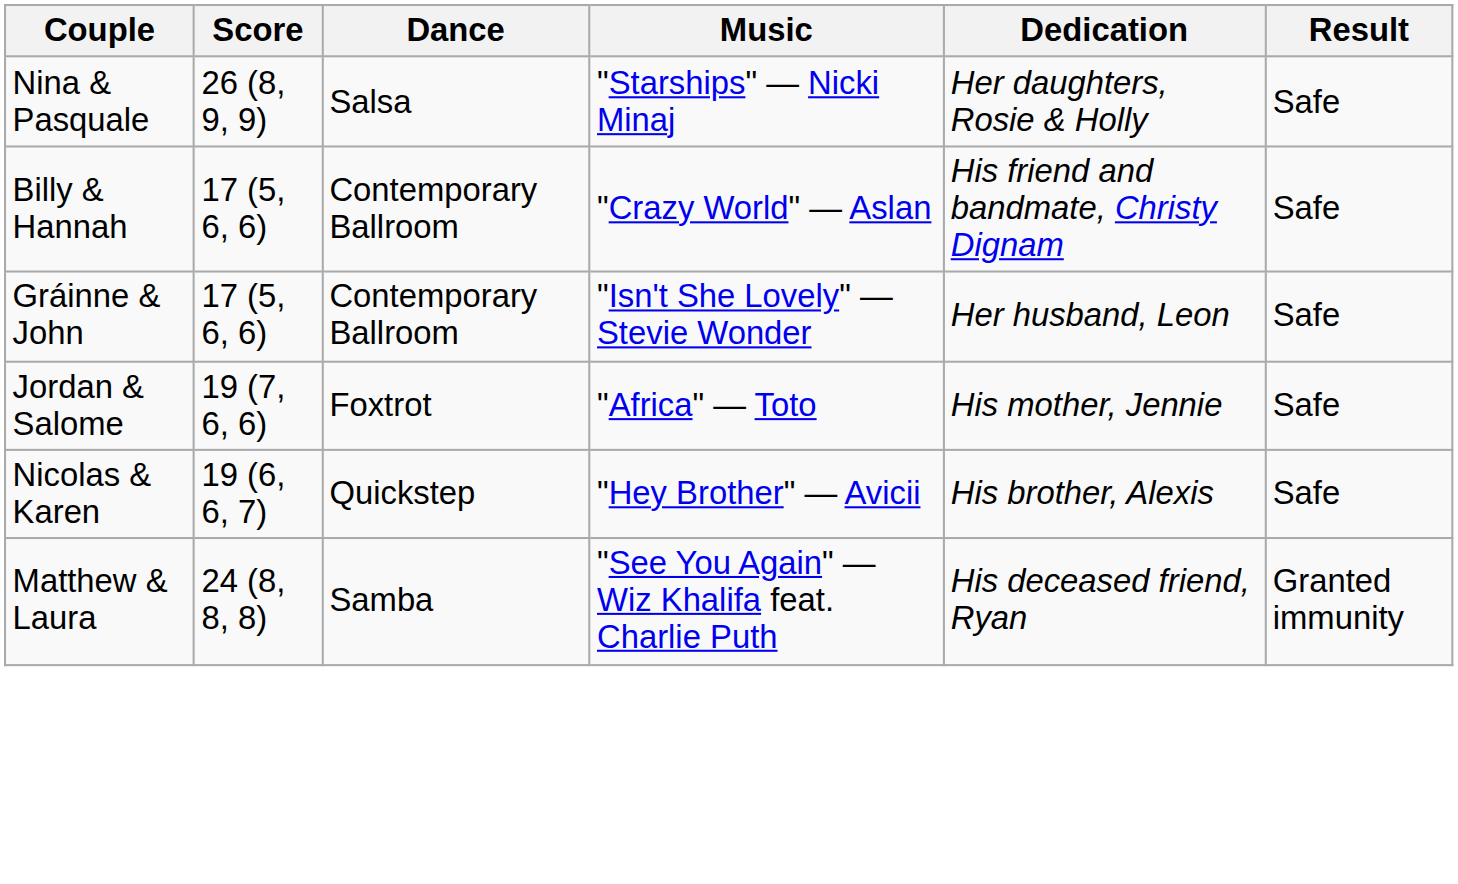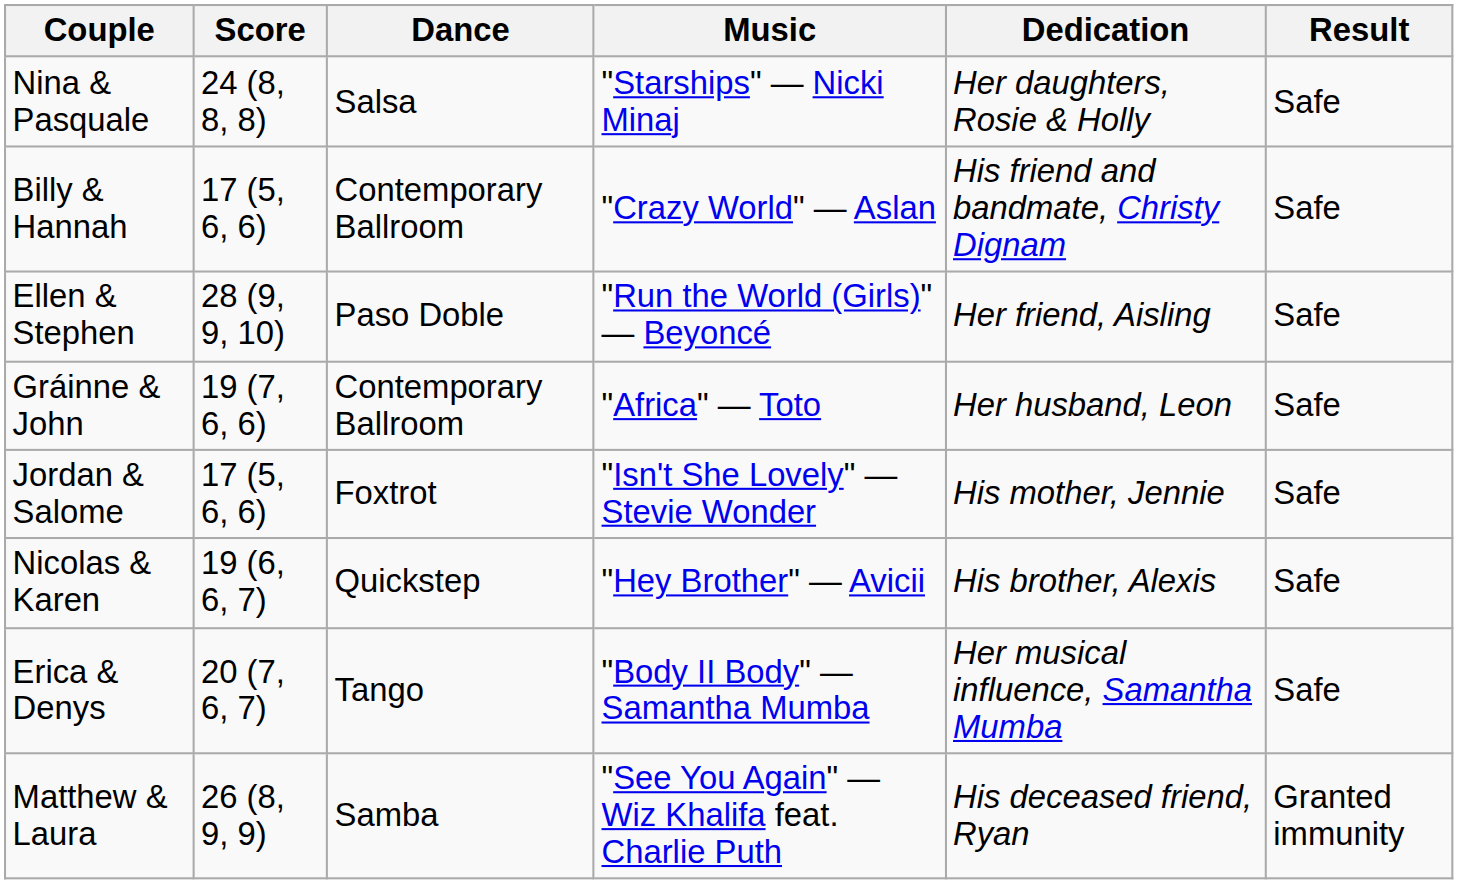(243, 100) 26 (8, 9, 9) -> (243, 100) 24 (8, 8, 8)
+ row: (74, 315)
(243, 315) 17 (5, 6, 6) -> (243, 404) 19 (7, 6, 6)
(745, 315) "Isn't She Lovely" — Stevie Wonder -> (711, 404) "Africa" — Toto
(243, 404) 19 (7, 6, 6) -> (243, 493) 17 (5, 6, 6)
(707, 404) "Africa" — Toto -> (749, 493) "Isn't She Lovely" — Stevie Wonder
+ row: (65, 689)
(243, 600) 24 (8, 8, 8) -> (243, 815) 26 (8, 9, 9)
